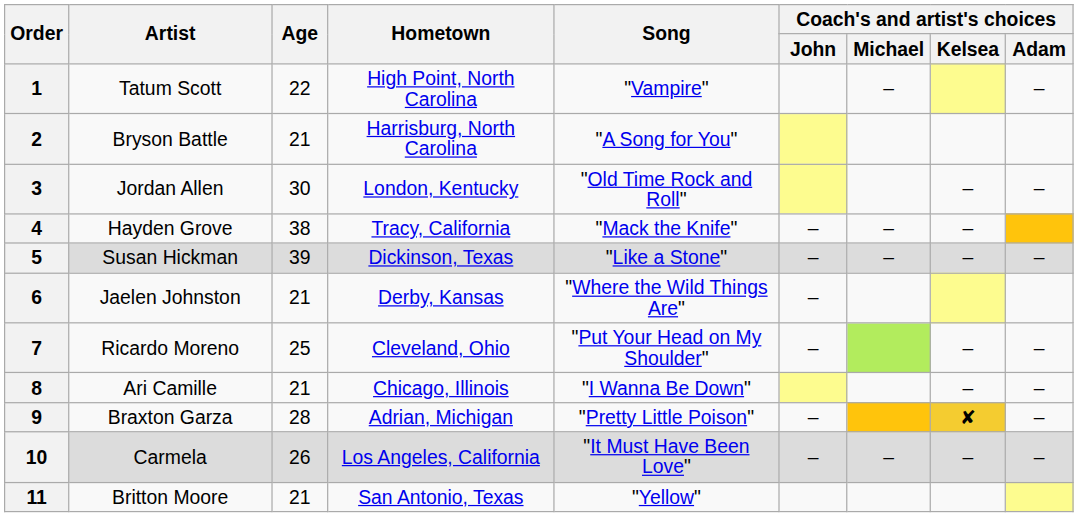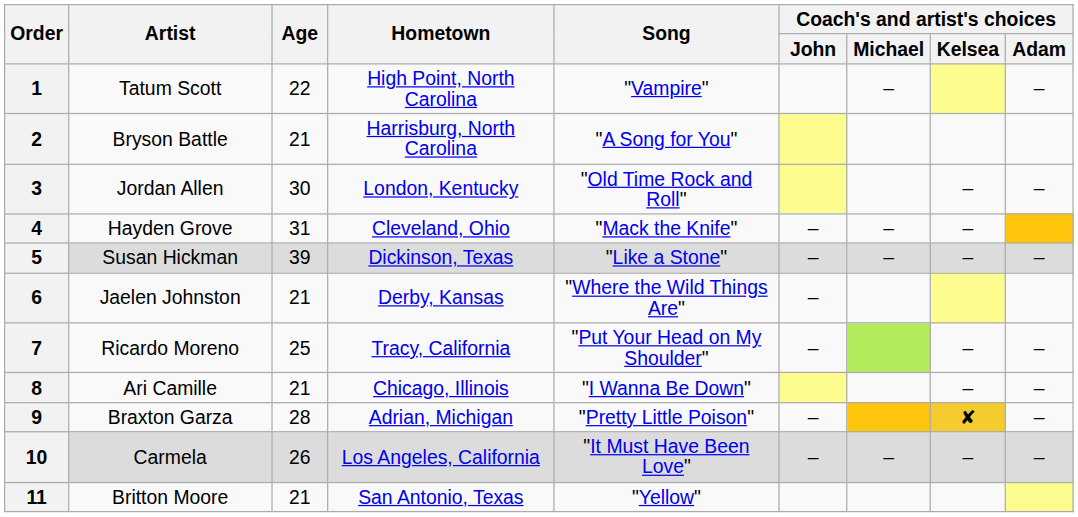(300, 229) 38 -> (300, 229) 31
(441, 229) Tracy, California -> (441, 229) Cleveland, Ohio
(441, 348) Cleveland, Ohio -> (441, 348) Tracy, California
